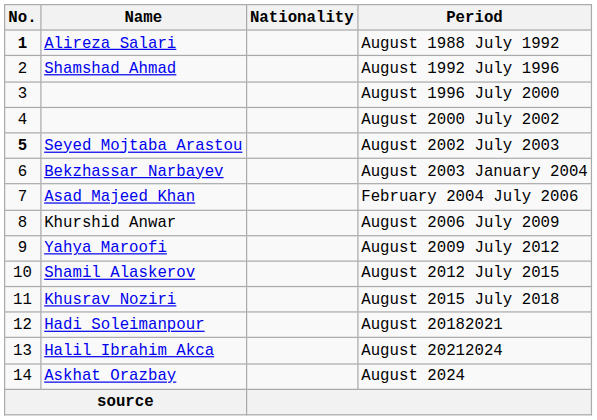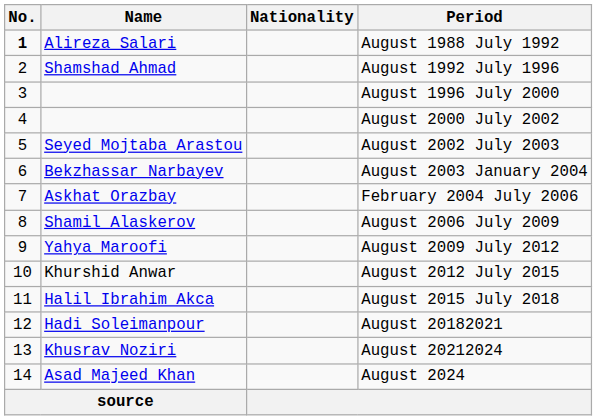(23, 146) bold -> (23, 146) normal
(120, 197) Asad Majeed Khan -> (110, 197) Askhat Orazbay
(110, 223) Khurshid Anwar -> (120, 223) Shamil Alaskerov
(120, 274) Shamil Alaskerov -> (110, 274) Khurshid Anwar
(110, 299) Khusrav Noziri -> (129, 299) Halil Ibrahim Akca
(129, 351) Halil Ibrahim Akca -> (110, 351) Khusrav Noziri
(110, 376) Askhat Orazbay -> (120, 376) Asad Majeed Khan
